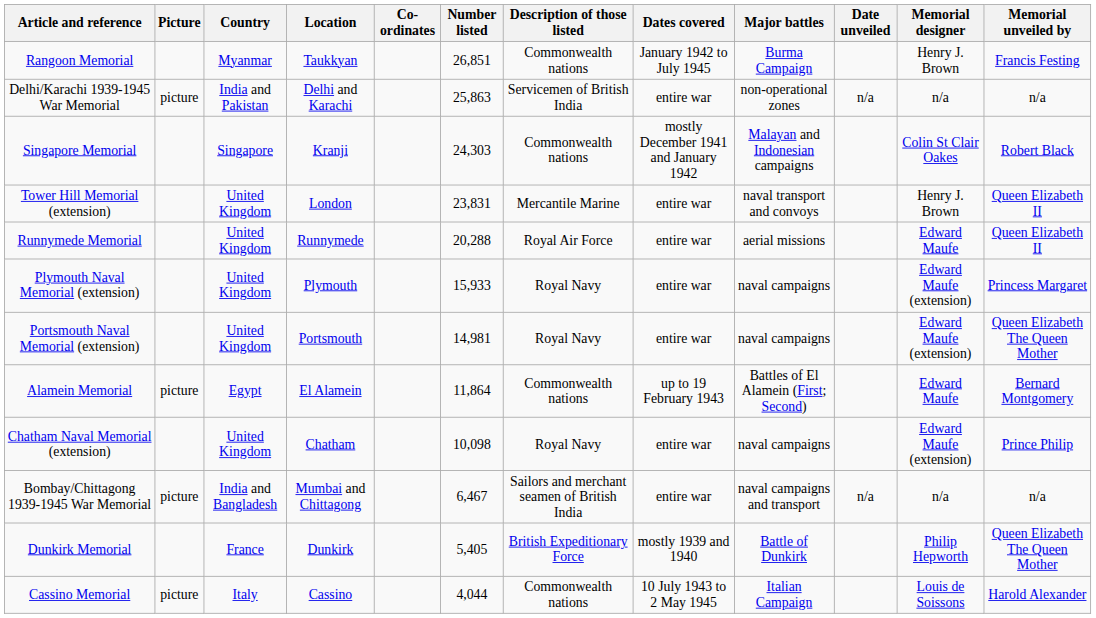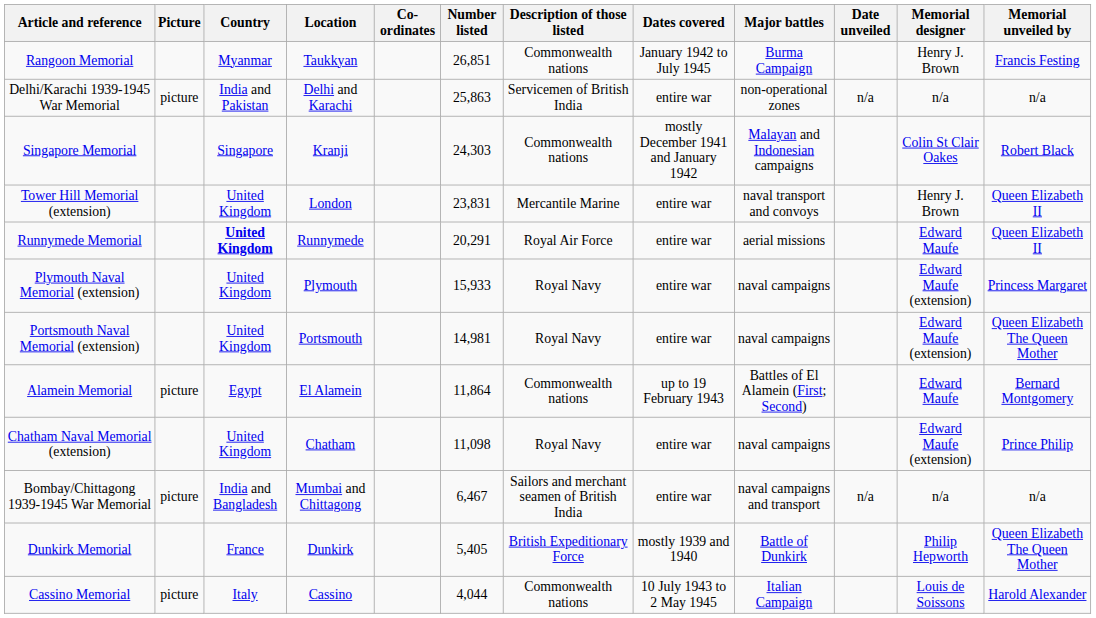(245, 240) normal -> (245, 240) bold
(472, 240) 20,288 -> (472, 240) 20,291
(472, 444) 10,098 -> (472, 444) 11,098
